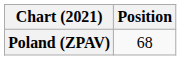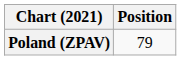(145, 42) 68 -> (145, 42) 79
